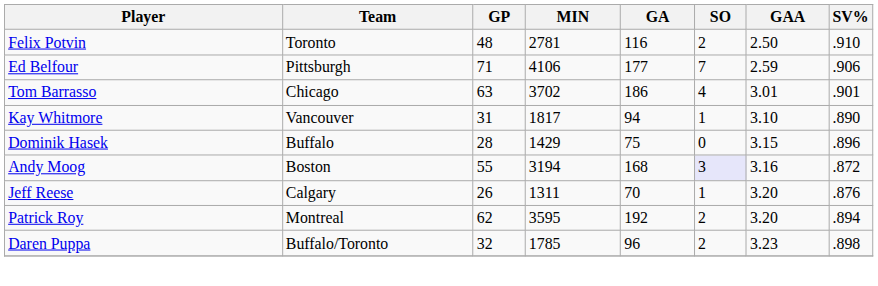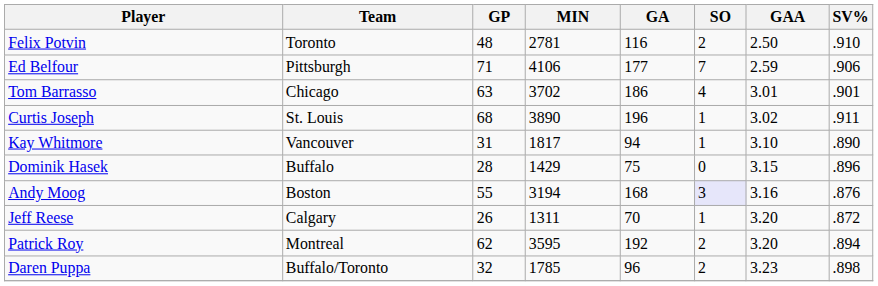+ row: (51, 117)
(846, 167) .872 -> (846, 192) .876
(846, 192) .876 -> (846, 218) .872
